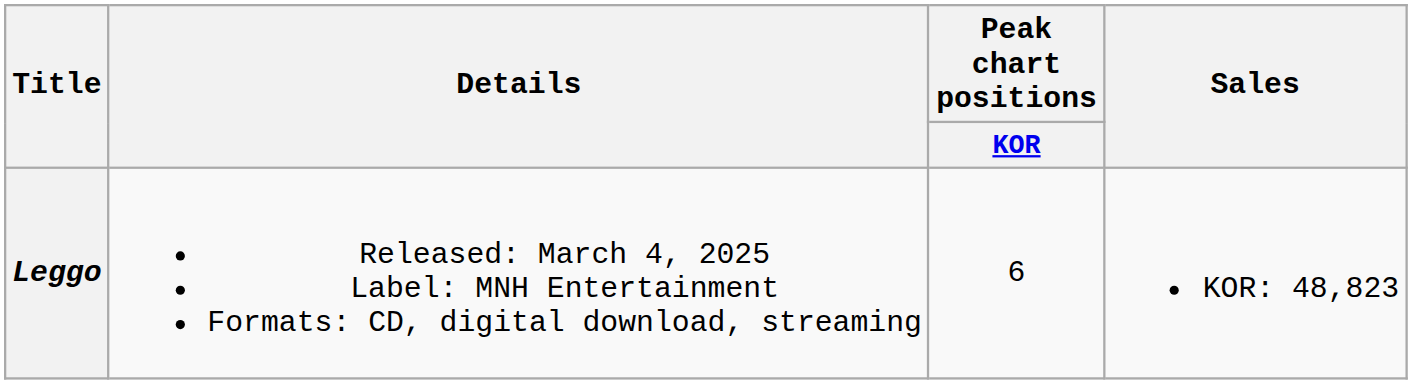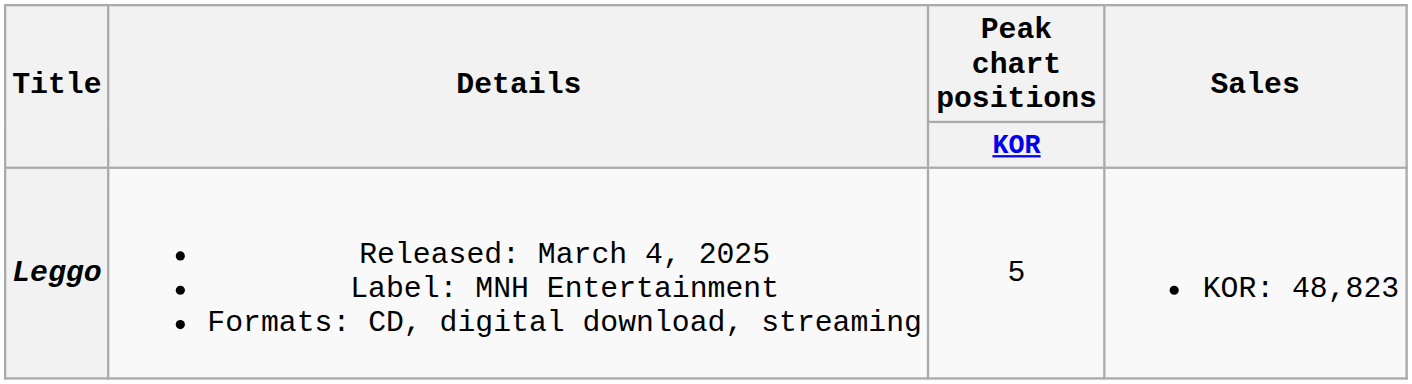(1017, 273) 6 -> (1017, 273) 5
